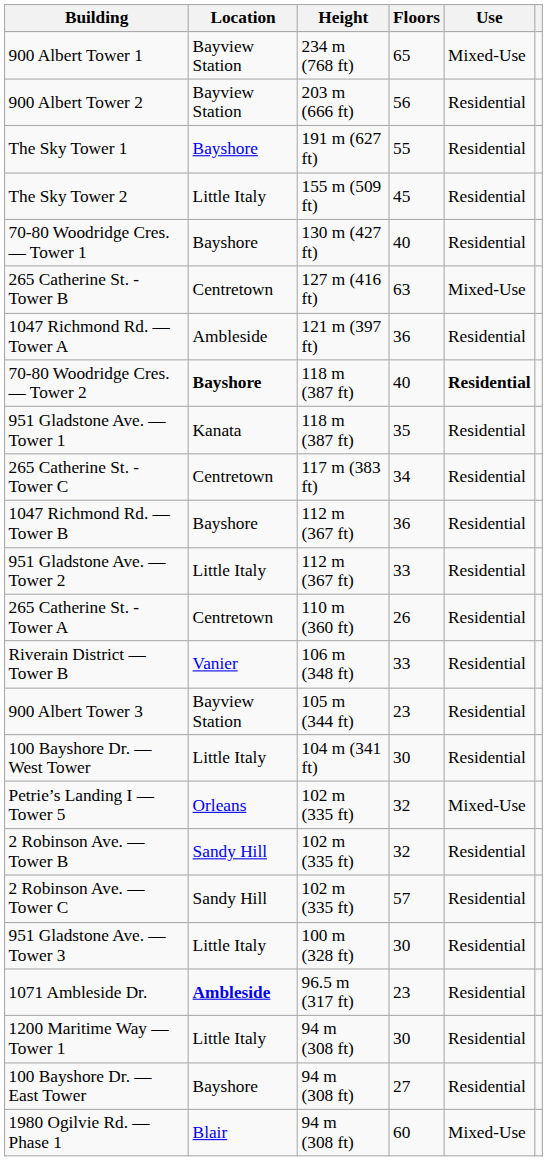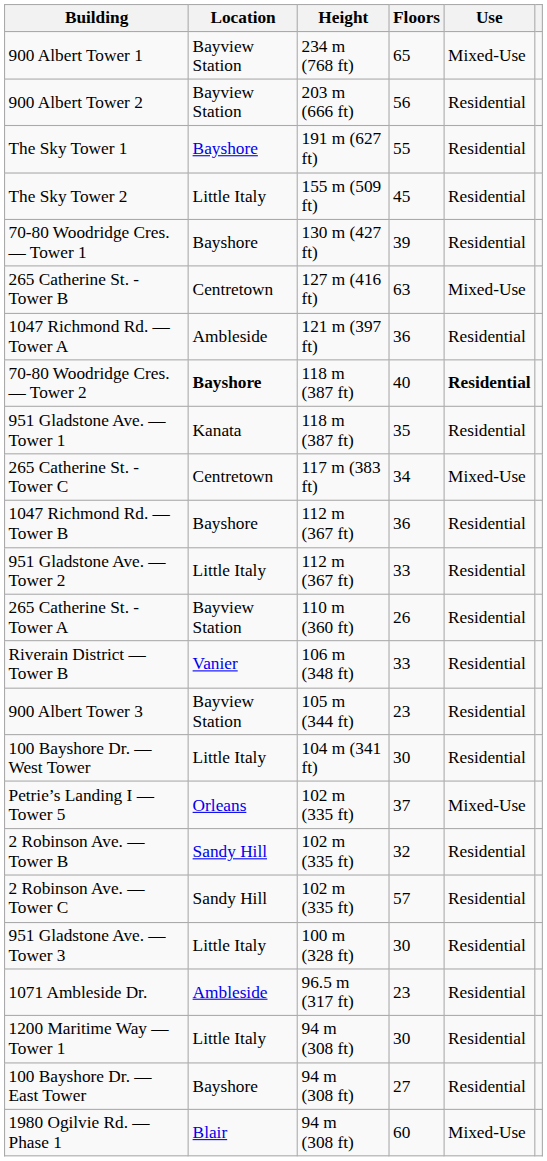(402, 242) 40 -> (402, 242) 39
(487, 476) Residential -> (487, 476) Mixed-Use
(233, 617) Centretown -> (223, 617) Bayview Station
(402, 804) 32 -> (402, 804) 37
(231, 992) bold -> (230, 992) normal
